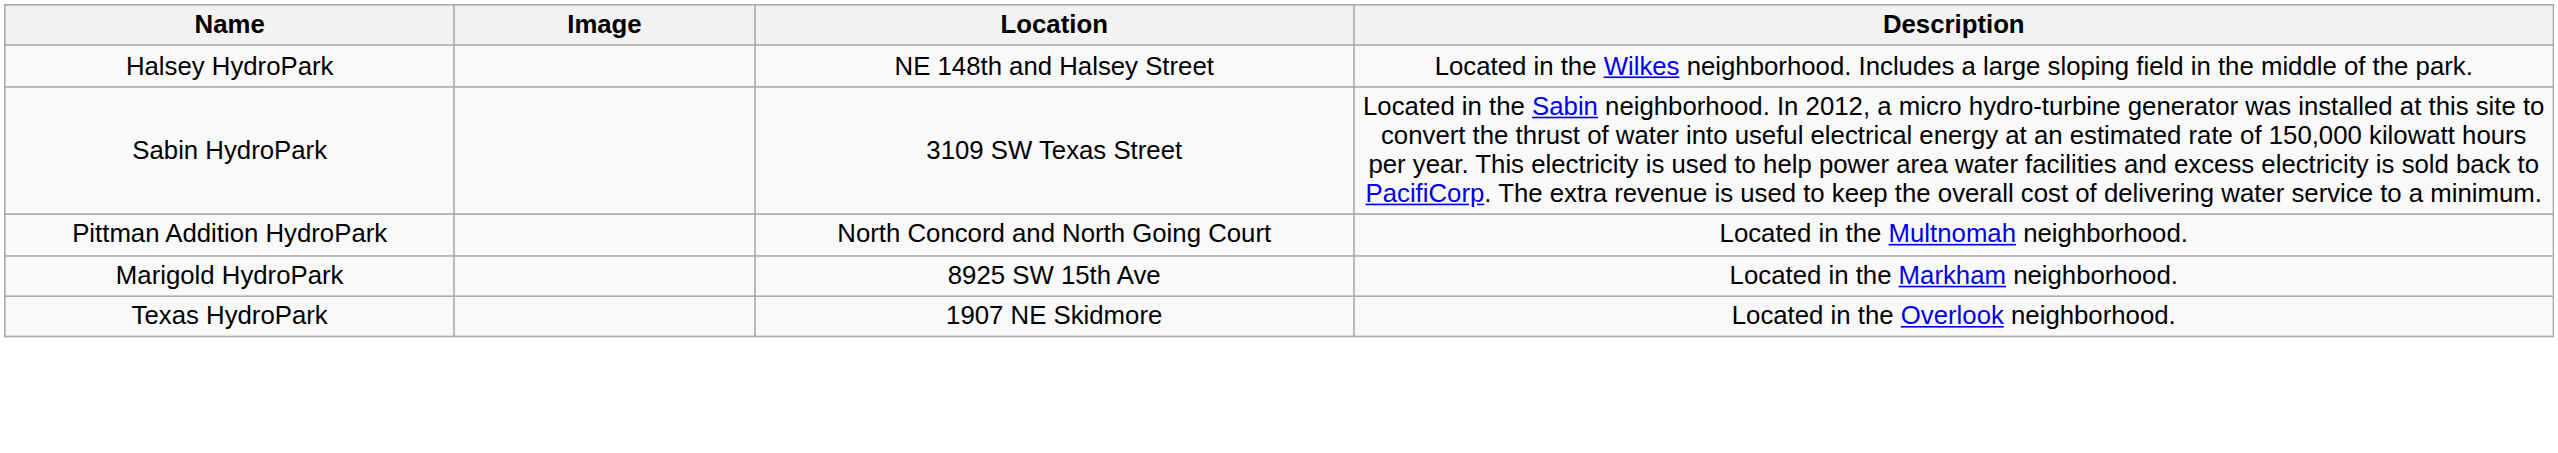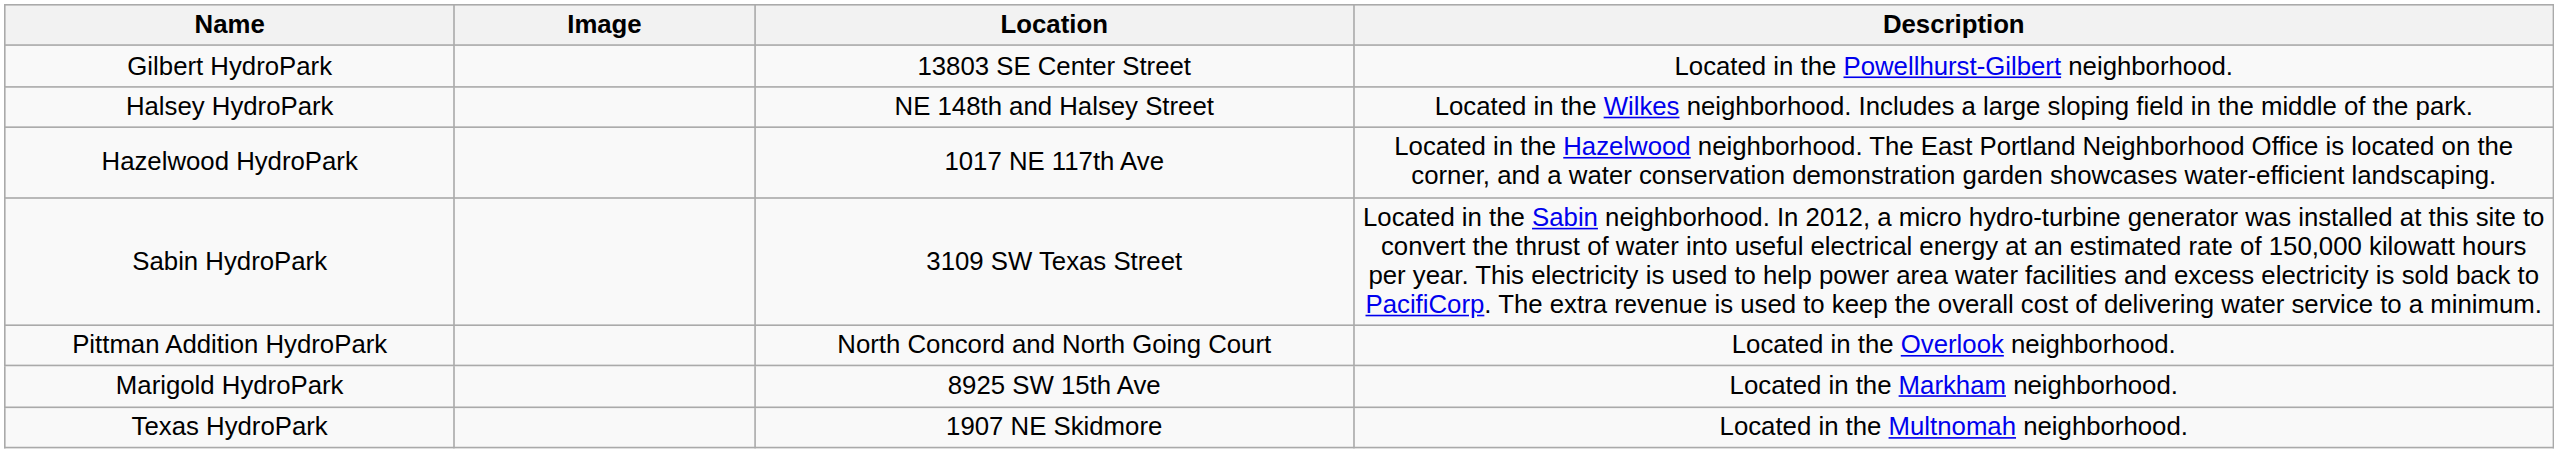+ row: (230, 65)
+ row: (230, 161)
(1954, 234) Located in the Multnomah neighborhood. -> (1954, 345) Located in the Overlook neighborhood.
(1954, 316) Located in the Overlook neighborhood. -> (1954, 426) Located in the Multnomah neighborhood.
